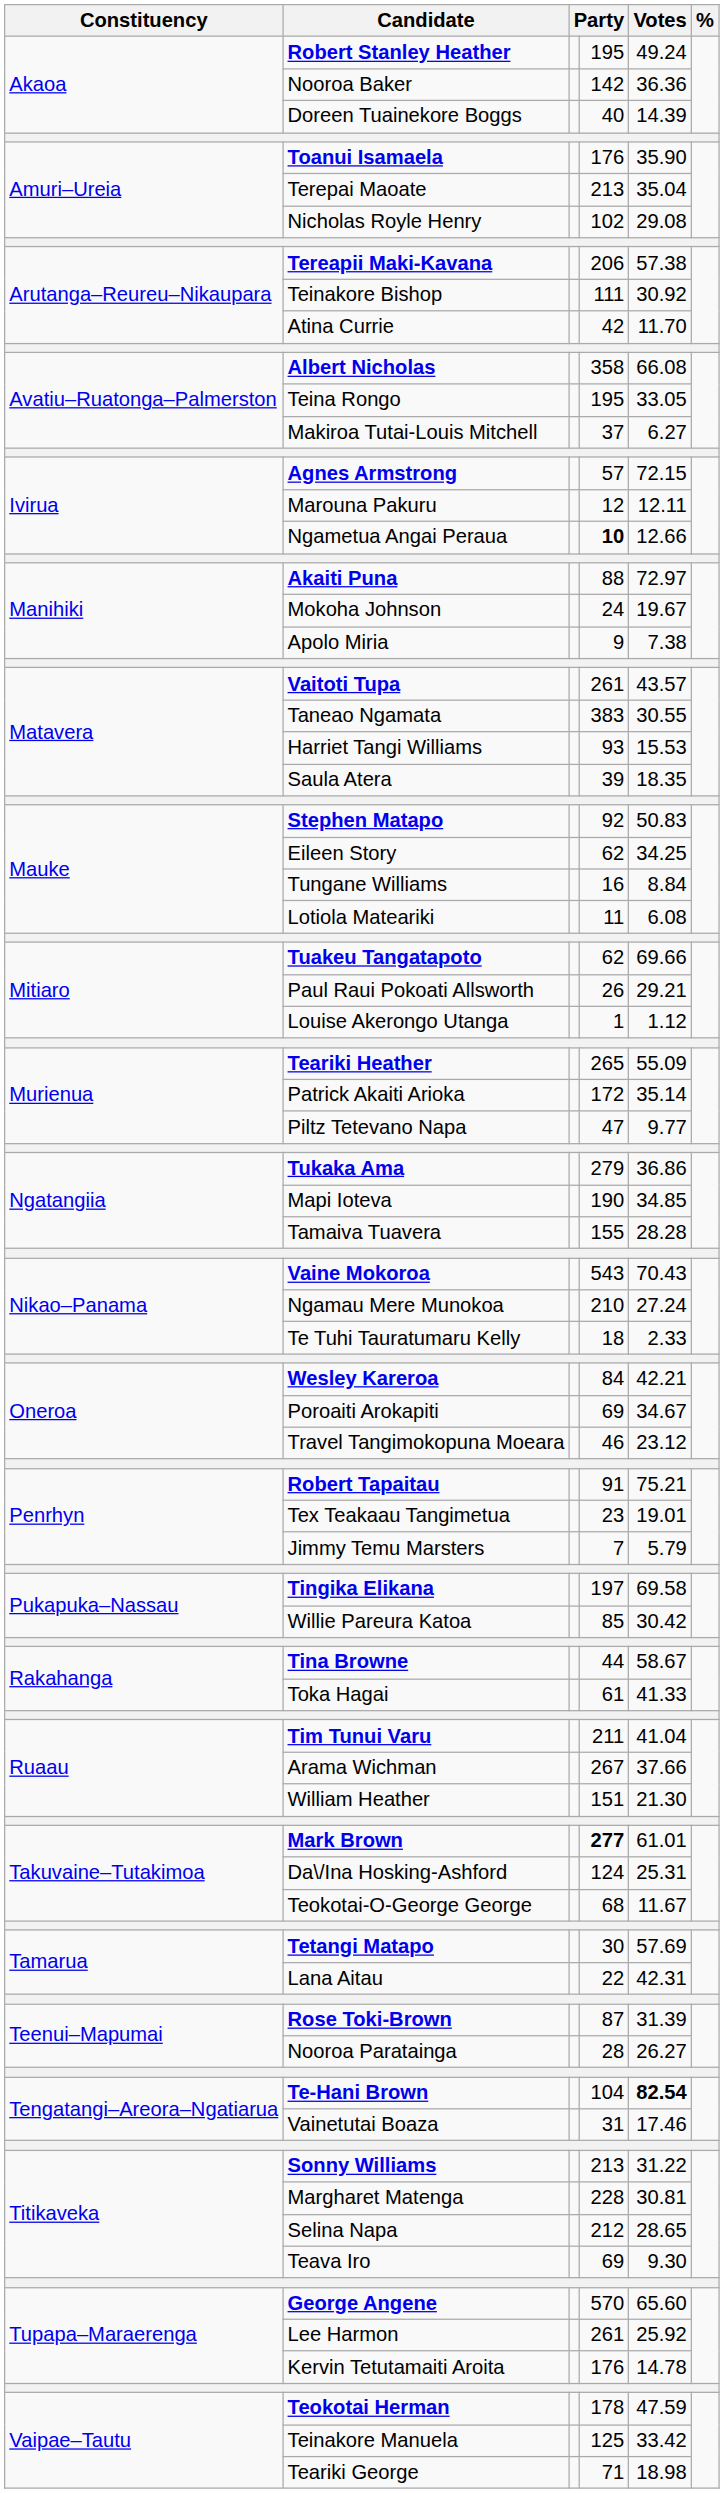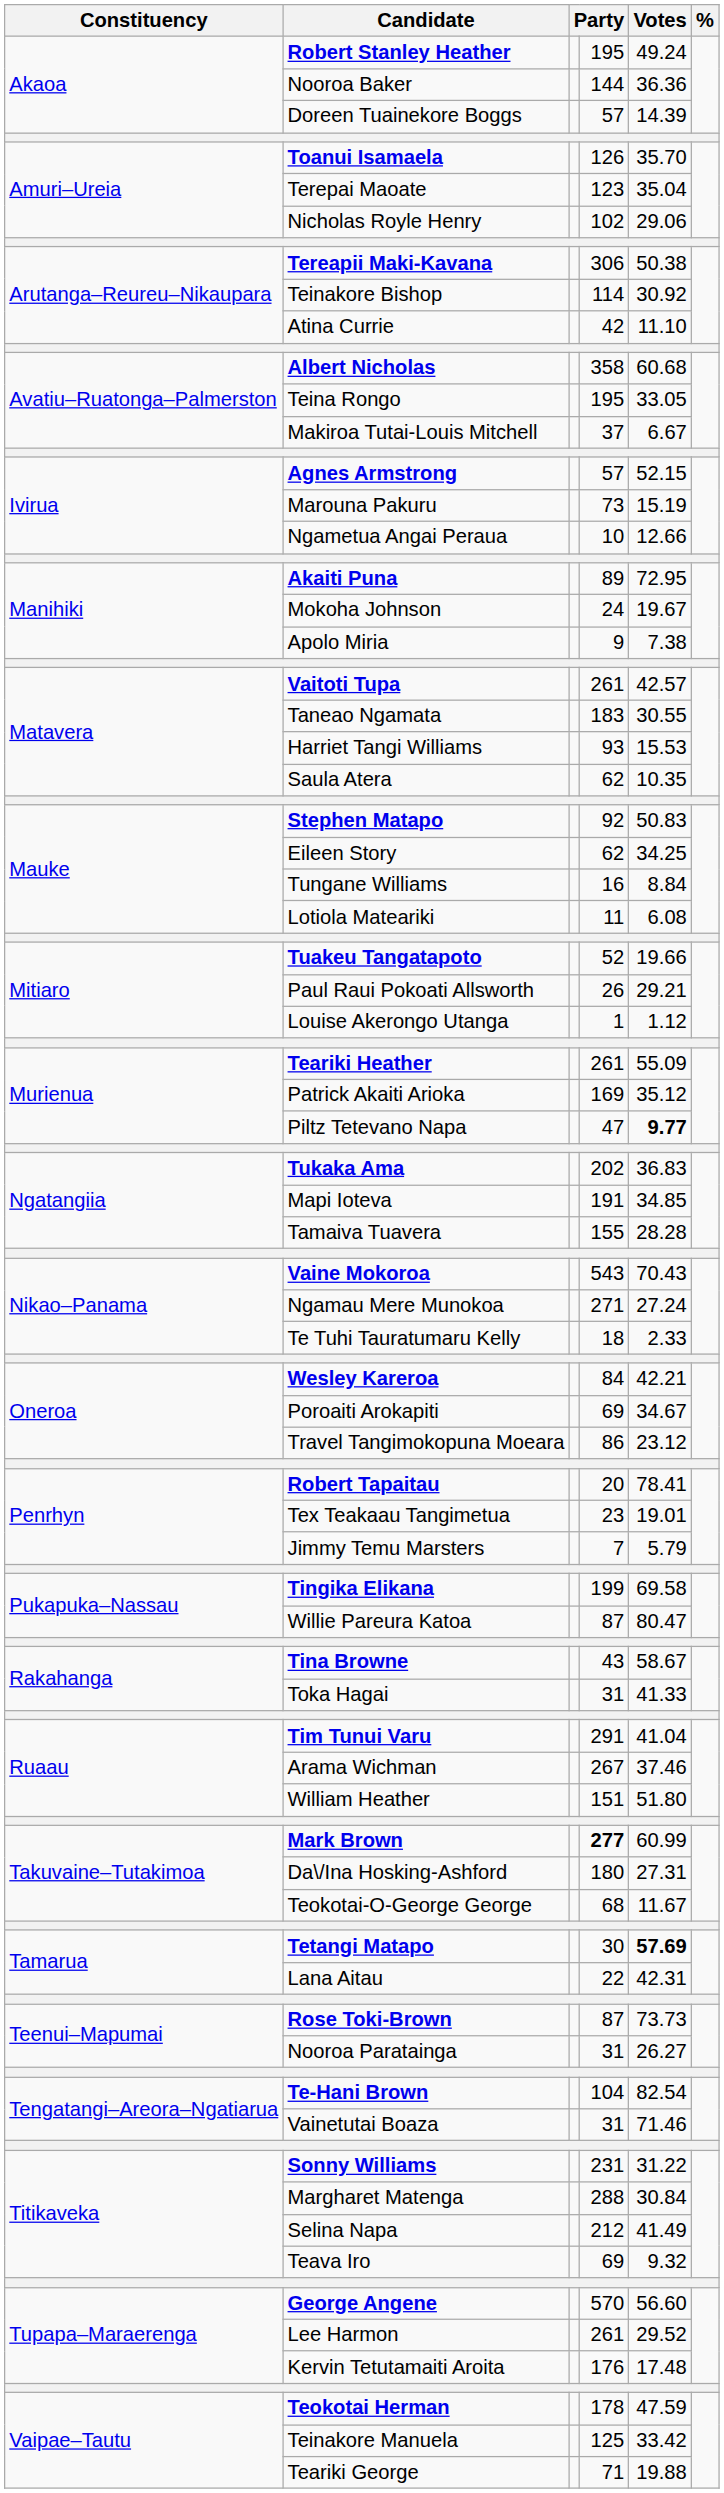(607, 84) 142 -> (607, 84) 144
(613, 116) 40 -> (613, 116) 57
(607, 157) 176 -> (607, 157) 126
(662, 157) 35.90 -> (662, 157) 35.70
(607, 189) 213 -> (607, 189) 123
(662, 221) 29.08 -> (662, 221) 29.06
(607, 262) 206 -> (607, 262) 306
(662, 262) 57.38 -> (662, 262) 50.38
(609, 294) 111 -> (608, 294) 114
(662, 326) 11.70 -> (662, 326) 11.10
(662, 368) 66.08 -> (662, 368) 60.68
(667, 432) 6.27 -> (667, 432) 6.67
(662, 473) 72.15 -> (662, 473) 52.15
(613, 505) 12 -> (613, 505) 73
(662, 505) 12.11 -> (662, 505) 15.19
(613, 537) bold -> (613, 537) normal
(613, 578) 88 -> (613, 578) 89
(662, 578) 72.97 -> (662, 578) 72.95
(662, 683) 43.57 -> (662, 683) 42.57
(607, 715) 383 -> (607, 715) 183
(613, 779) 39 -> (613, 779) 62
(662, 779) 18.35 -> (662, 779) 10.35
(613, 958) 62 -> (613, 958) 52
(662, 958) 69.66 -> (662, 958) 19.66
(607, 1063) 265 -> (607, 1063) 261
(607, 1095) 172 -> (607, 1095) 169
(662, 1095) 35.14 -> (662, 1095) 35.12
(667, 1127) normal -> (667, 1127) bold
(607, 1168) 279 -> (607, 1168) 202
(662, 1168) 36.86 -> (662, 1168) 36.83
(607, 1200) 190 -> (607, 1200) 191
(607, 1305) 210 -> (607, 1305) 271
(613, 1442) 46 -> (613, 1442) 86
(613, 1484) 91 -> (613, 1484) 20
(662, 1484) 75.21 -> (662, 1484) 78.41
(607, 1589) 197 -> (607, 1589) 199
(613, 1621) 85 -> (613, 1621) 87
(662, 1621) 30.42 -> (662, 1621) 80.47
(613, 1662) 44 -> (613, 1662) 43
(613, 1694) 61 -> (613, 1694) 31
(608, 1735) 211 -> (607, 1735) 291
(662, 1767) 37.66 -> (662, 1767) 37.46
(662, 1799) 21.30 -> (662, 1799) 51.80
(662, 1841) 61.01 -> (662, 1841) 60.99
(607, 1873) 124 -> (607, 1873) 180
(662, 1873) 25.31 -> (662, 1873) 27.31
(662, 1946) normal -> (662, 1946) bold
(662, 2019) 31.39 -> (662, 2019) 73.73
(613, 2051) 28 -> (613, 2051) 31
(662, 2092) bold -> (662, 2092) normal
(662, 2124) 17.46 -> (662, 2124) 71.46
(607, 2165) 213 -> (607, 2165) 231
(607, 2197) 228 -> (607, 2197) 288
(662, 2197) 30.81 -> (662, 2197) 30.84
(662, 2229) 28.65 -> (662, 2229) 41.49
(667, 2261) 9.30 -> (667, 2261) 9.32
(662, 2303) 65.60 -> (662, 2303) 56.60
(662, 2335) 25.92 -> (662, 2335) 29.52
(662, 2367) 14.78 -> (662, 2367) 17.48
(662, 2472) 18.98 -> (662, 2472) 19.88
